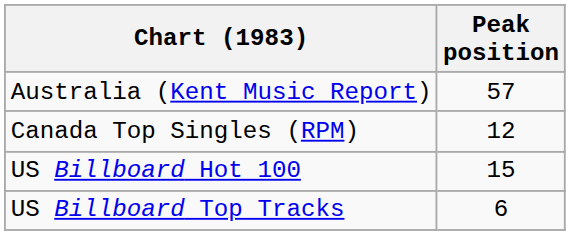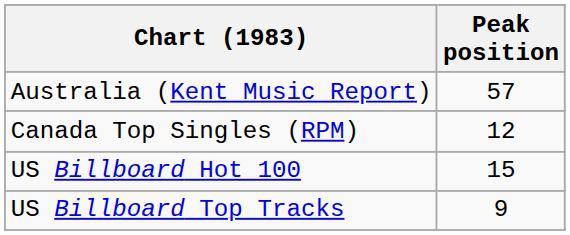(501, 210) 6 -> (501, 210) 9
